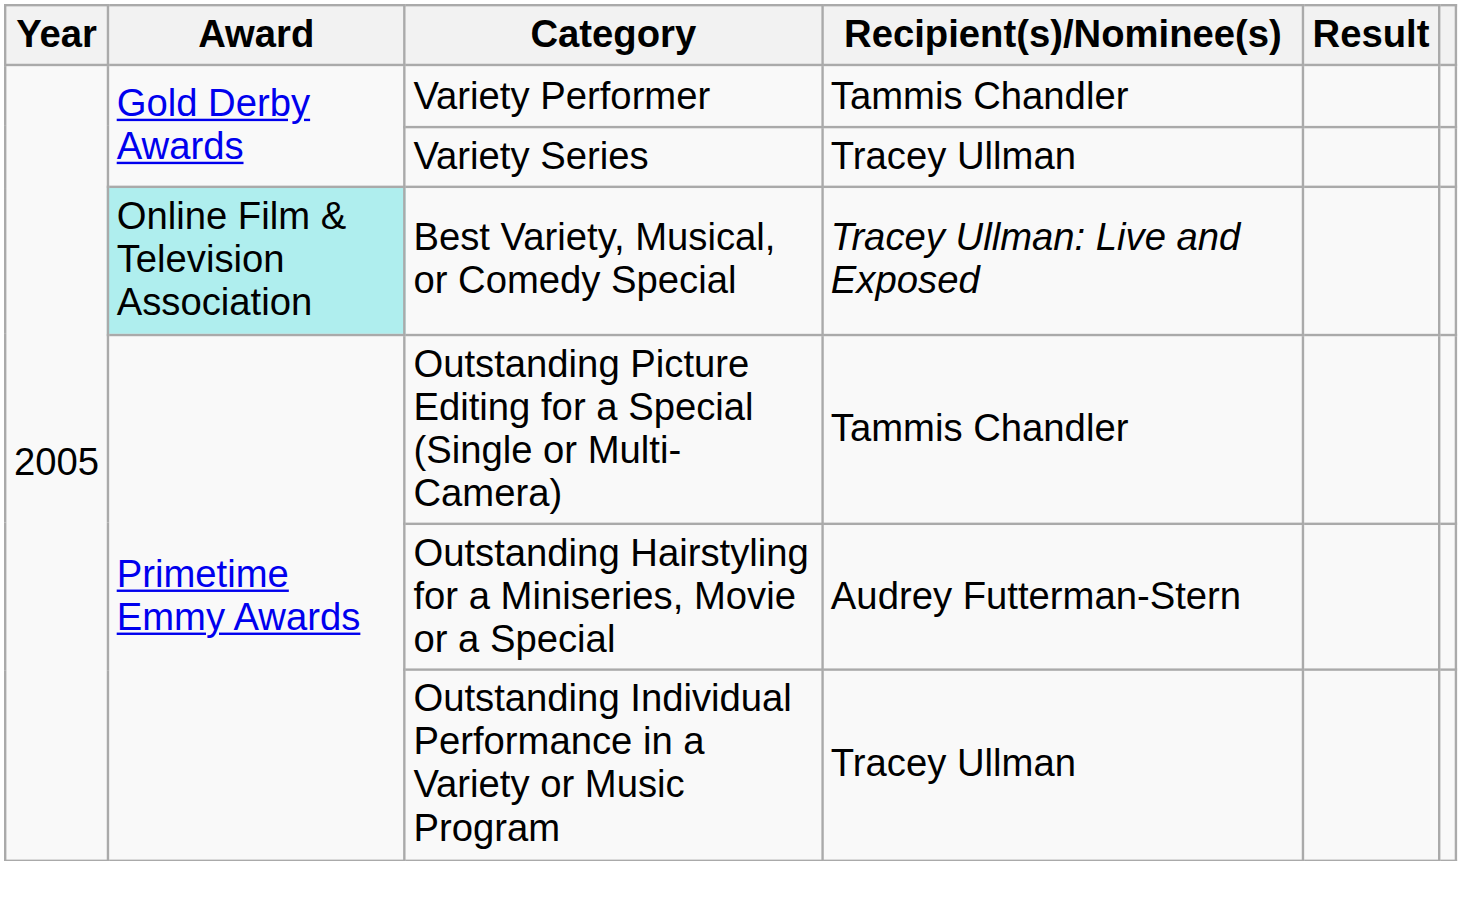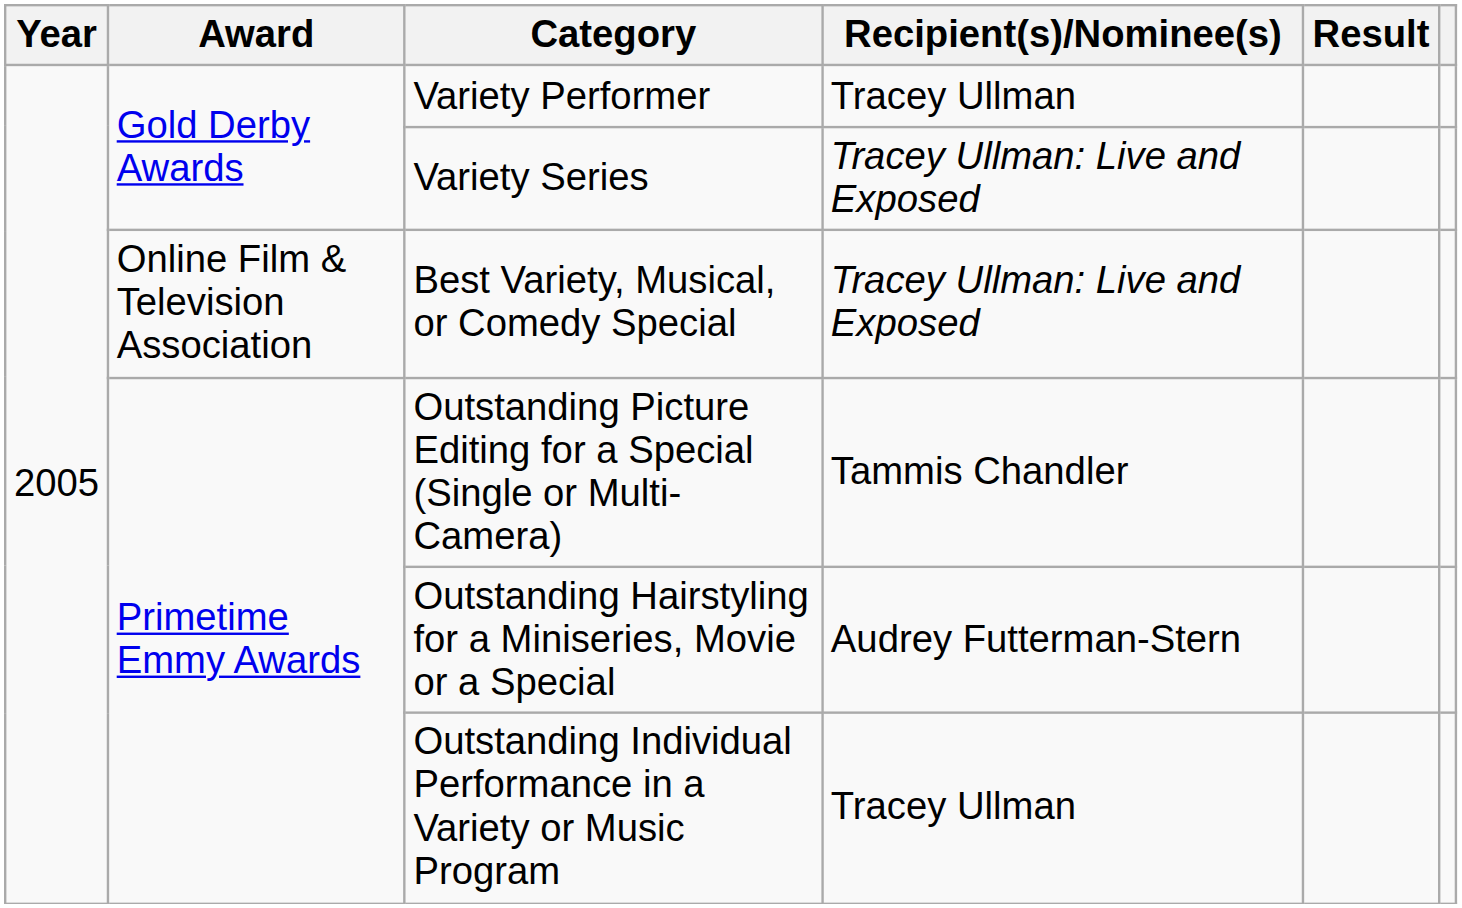(980, 95) Tammis Chandler -> (953, 95) Tracey Ullman
(953, 156) Tracey Ullman -> (1036, 177) Tracey Ullman: Live and Exposed
(231, 259) paleturquoise background -> (231, 302) no background
